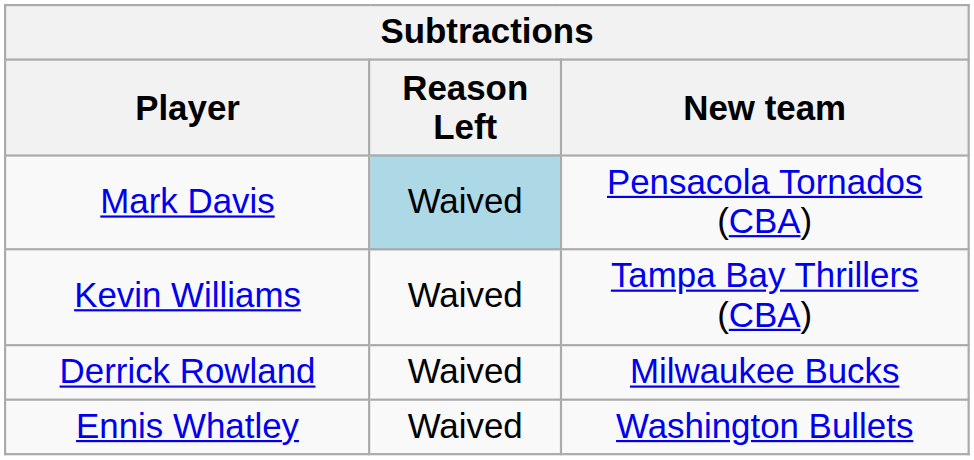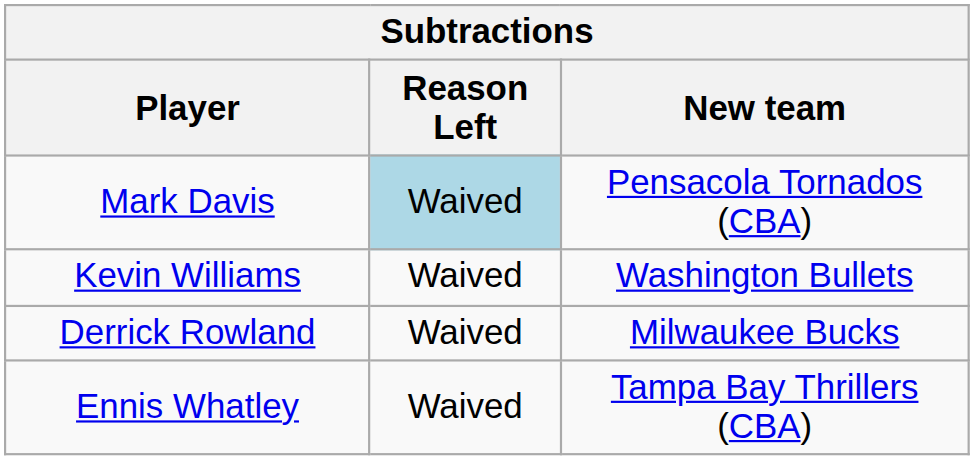(765, 296) Tampa Bay Thrillers (CBA) -> (765, 276) Washington Bullets
(765, 426) Washington Bullets -> (765, 406) Tampa Bay Thrillers (CBA)
